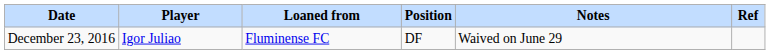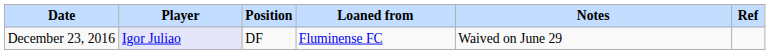columns swapped: (428, 15) <-> (322, 15)
(151, 38) no background -> (151, 38) lavender background
